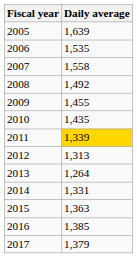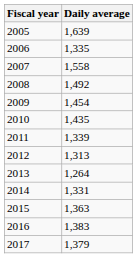(77, 48) 1,535 -> (77, 48) 1,335
(77, 102) 1,455 -> (77, 102) 1,454
(77, 137) gold background -> (77, 137) no background
(77, 226) 1,385 -> (77, 226) 1,383
